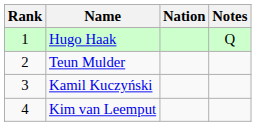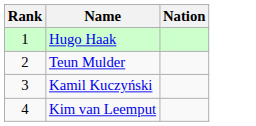- column: (230, 16)
